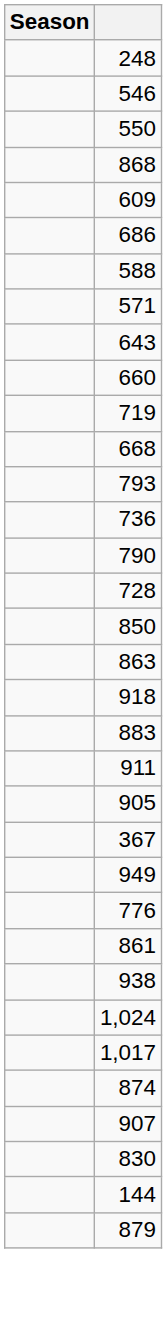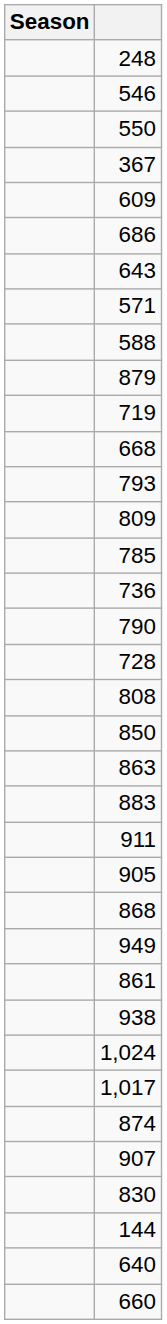rows swapped: (137, 839) <-> (137, 164)
rows swapped: (137, 341) <-> (137, 270)
rows swapped: (137, 377) <-> (137, 1230)
+ row: (137, 519)
+ row: (137, 555)
+ row: (137, 697)
- row: (137, 697)
- row: (137, 910)
+ row: (137, 1265)
